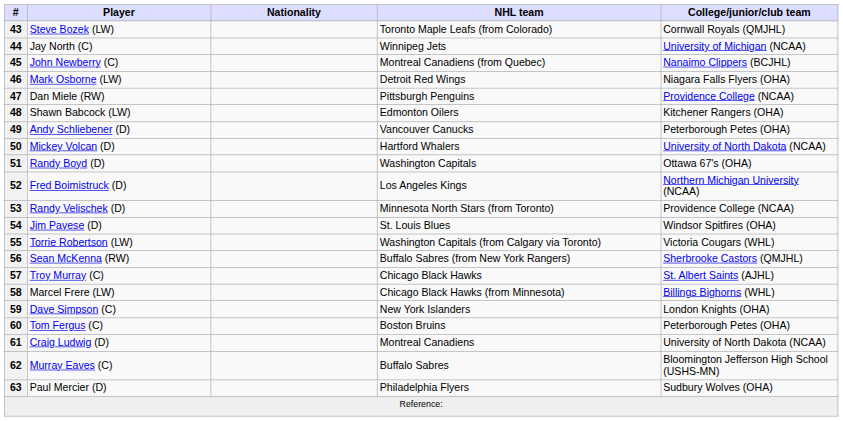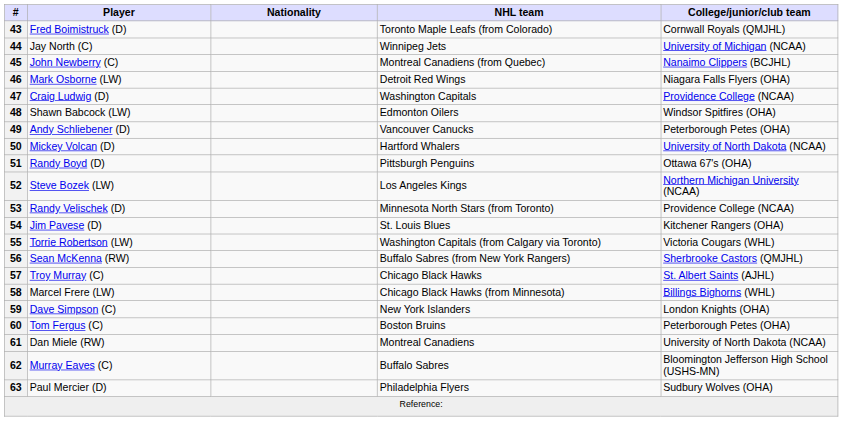(72, 29) Steve Bozek (LW) -> (78, 29) Fred Boimistruck (D)
(67, 96) Dan Miele (RW) -> (69, 96) Craig Ludwig (D)
(427, 96) Pittsburgh Penguins -> (428, 96) Washington Capitals
(723, 113) Kitchener Rangers (OHA) -> (720, 113) Windsor Spitfires (OHA)
(428, 163) Washington Capitals -> (427, 163) Pittsburgh Penguins
(78, 186) Fred Boimistruck (D) -> (72, 186) Steve Bozek (LW)
(720, 225) Windsor Spitfires (OHA) -> (723, 225) Kitchener Rangers (OHA)
(69, 342) Craig Ludwig (D) -> (67, 342) Dan Miele (RW)
